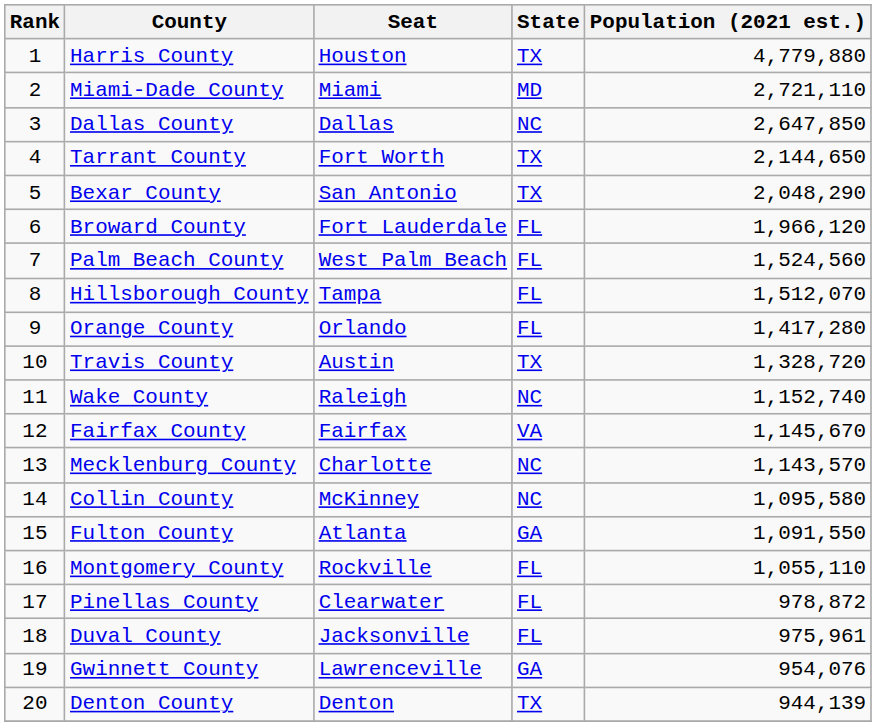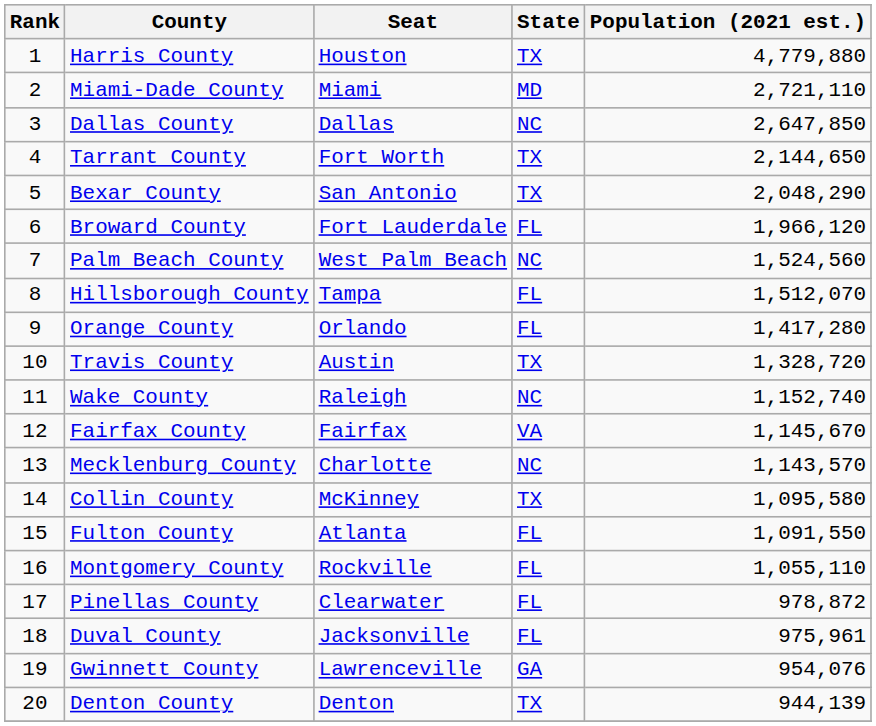(530, 261) FL -> (530, 261) NC
(530, 499) NC -> (530, 499) TX
(530, 534) GA -> (530, 534) FL
